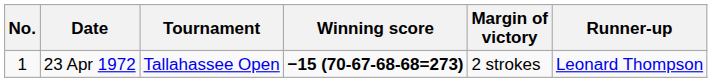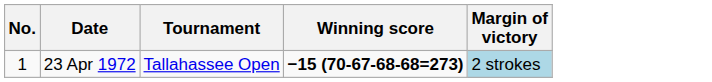- column: (629, 28)
(506, 64) no background -> (506, 64) lightblue background
